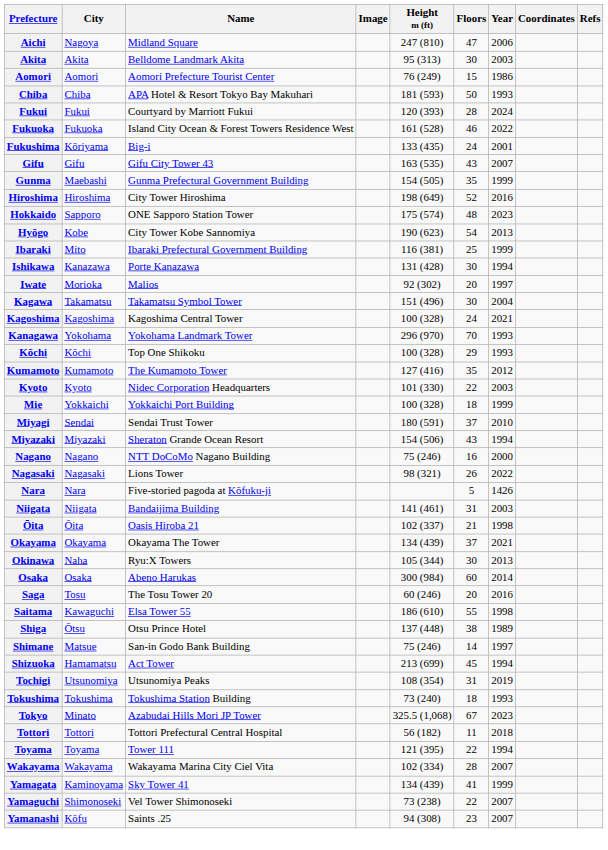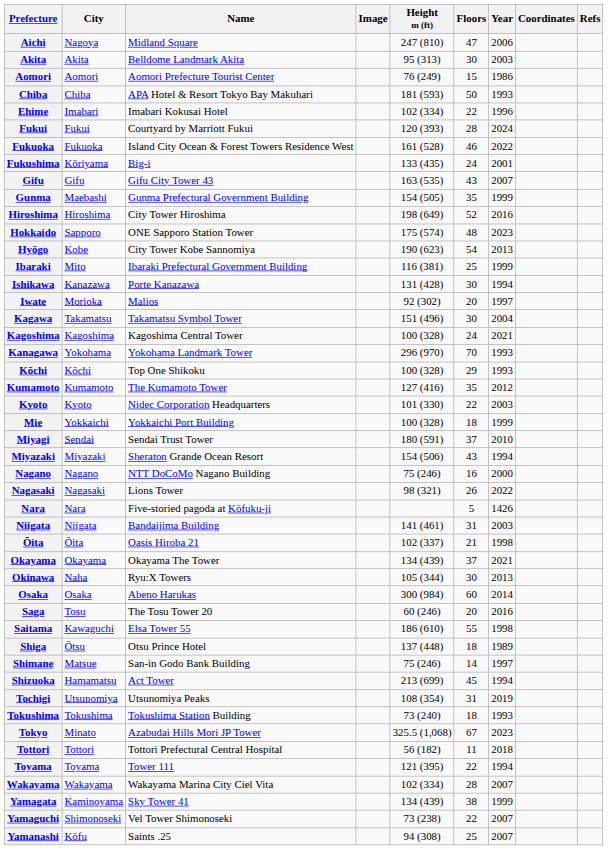+ row: (33, 111)
(471, 629) 38 -> (471, 646) 18
(471, 784) 41 -> (471, 801) 38
(471, 819) 23 -> (471, 836) 25
